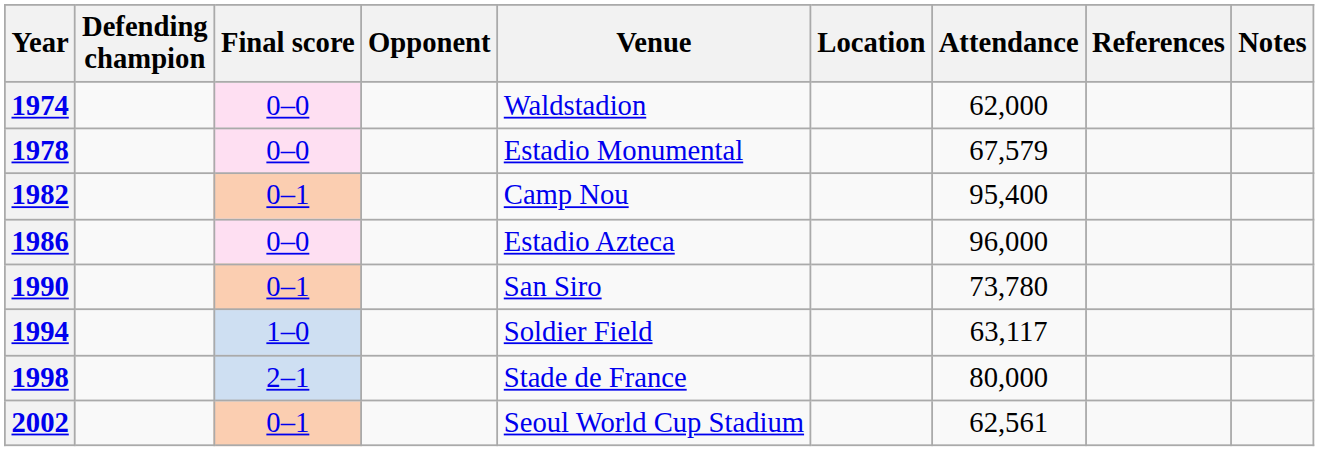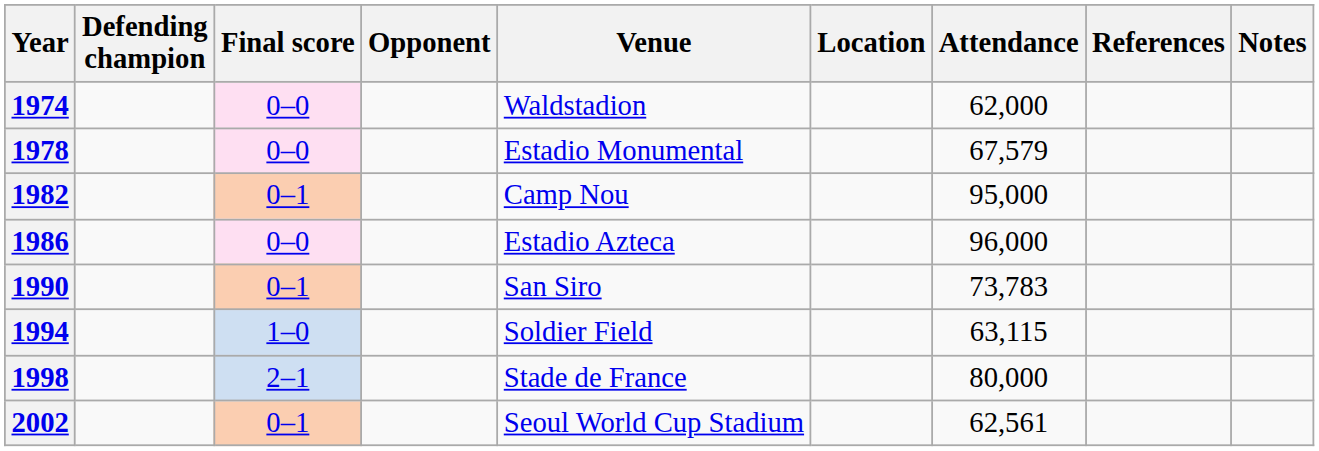(1009, 195) 95,400 -> (1009, 195) 95,000
(1009, 286) 73,780 -> (1009, 286) 73,783
(1009, 331) 63,117 -> (1009, 331) 63,115
